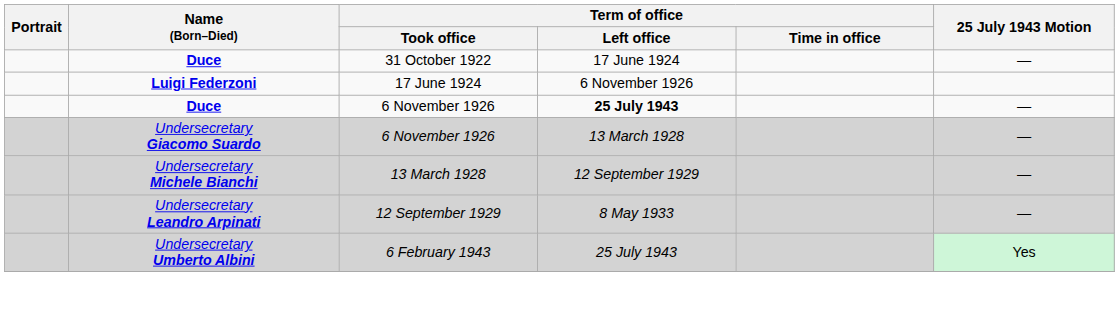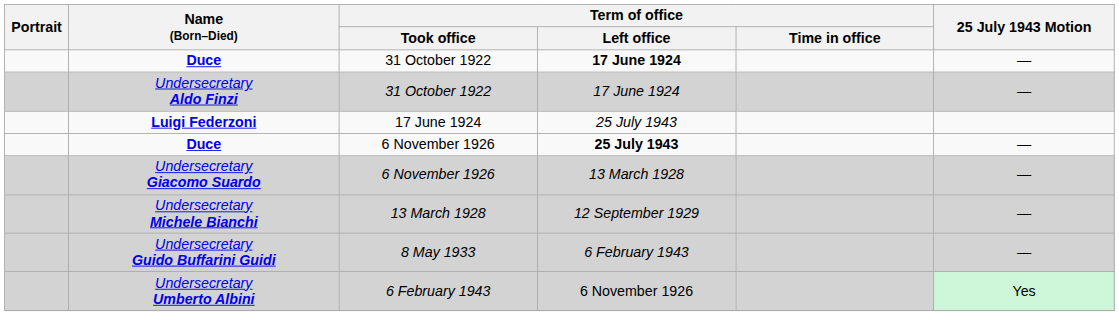(636, 60) normal -> (636, 60) bold
+ row: (204, 91)
(636, 83) 6 November 1926 -> (636, 122) 25 July 1943
- row: (204, 213)
+ row: (204, 252)
(636, 252) 25 July 1943 -> (636, 291) 6 November 1926
